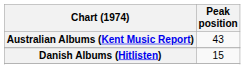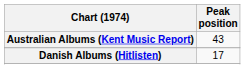(218, 55) 15 -> (218, 55) 17
